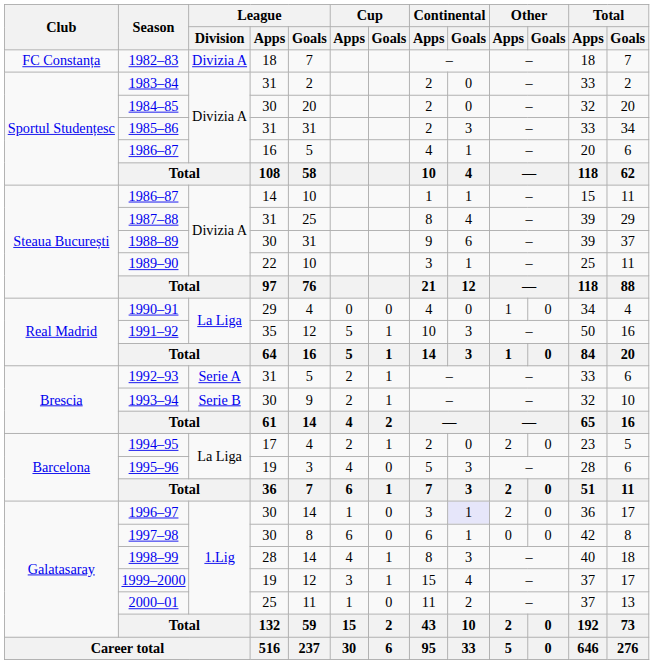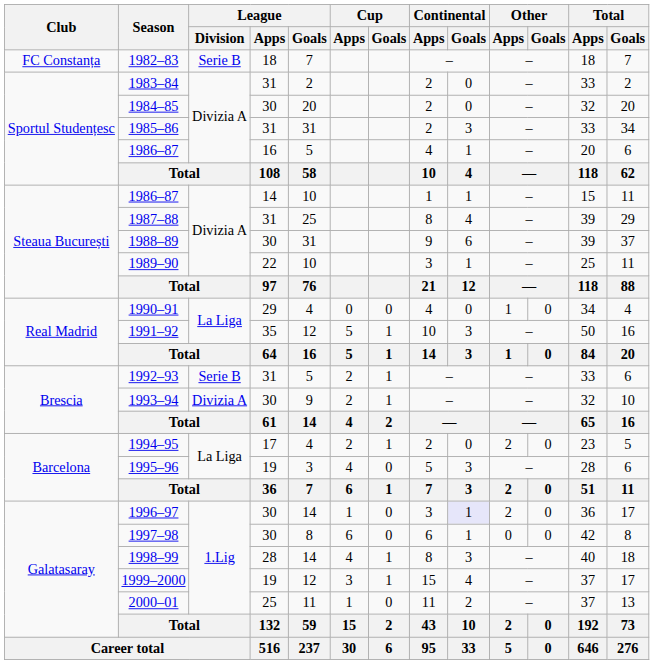(220, 60) Divizia A -> (220, 60) Serie B
(220, 377) Serie A -> (220, 377) Serie B
(220, 399) Serie B -> (220, 399) Divizia A
